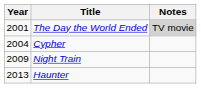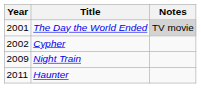(18, 43) 2004 -> (18, 43) 2002
(18, 75) 2013 -> (17, 75) 2011
